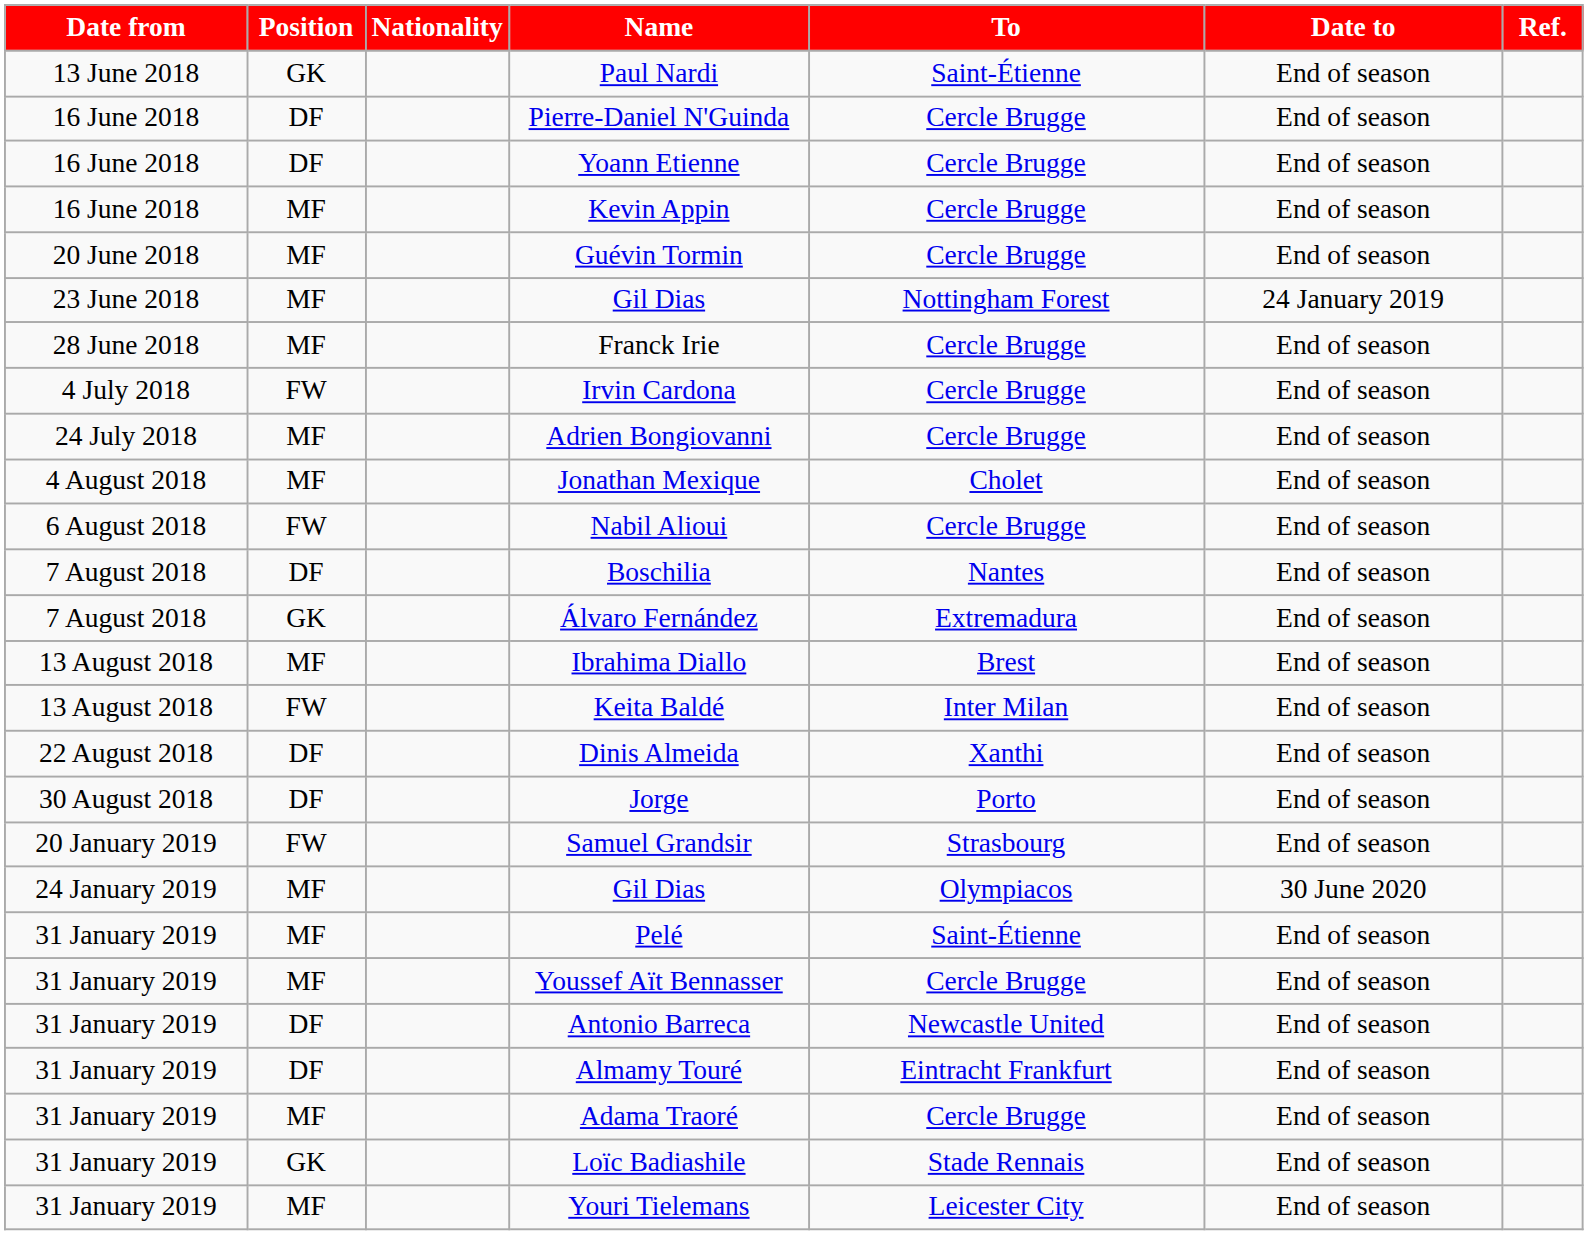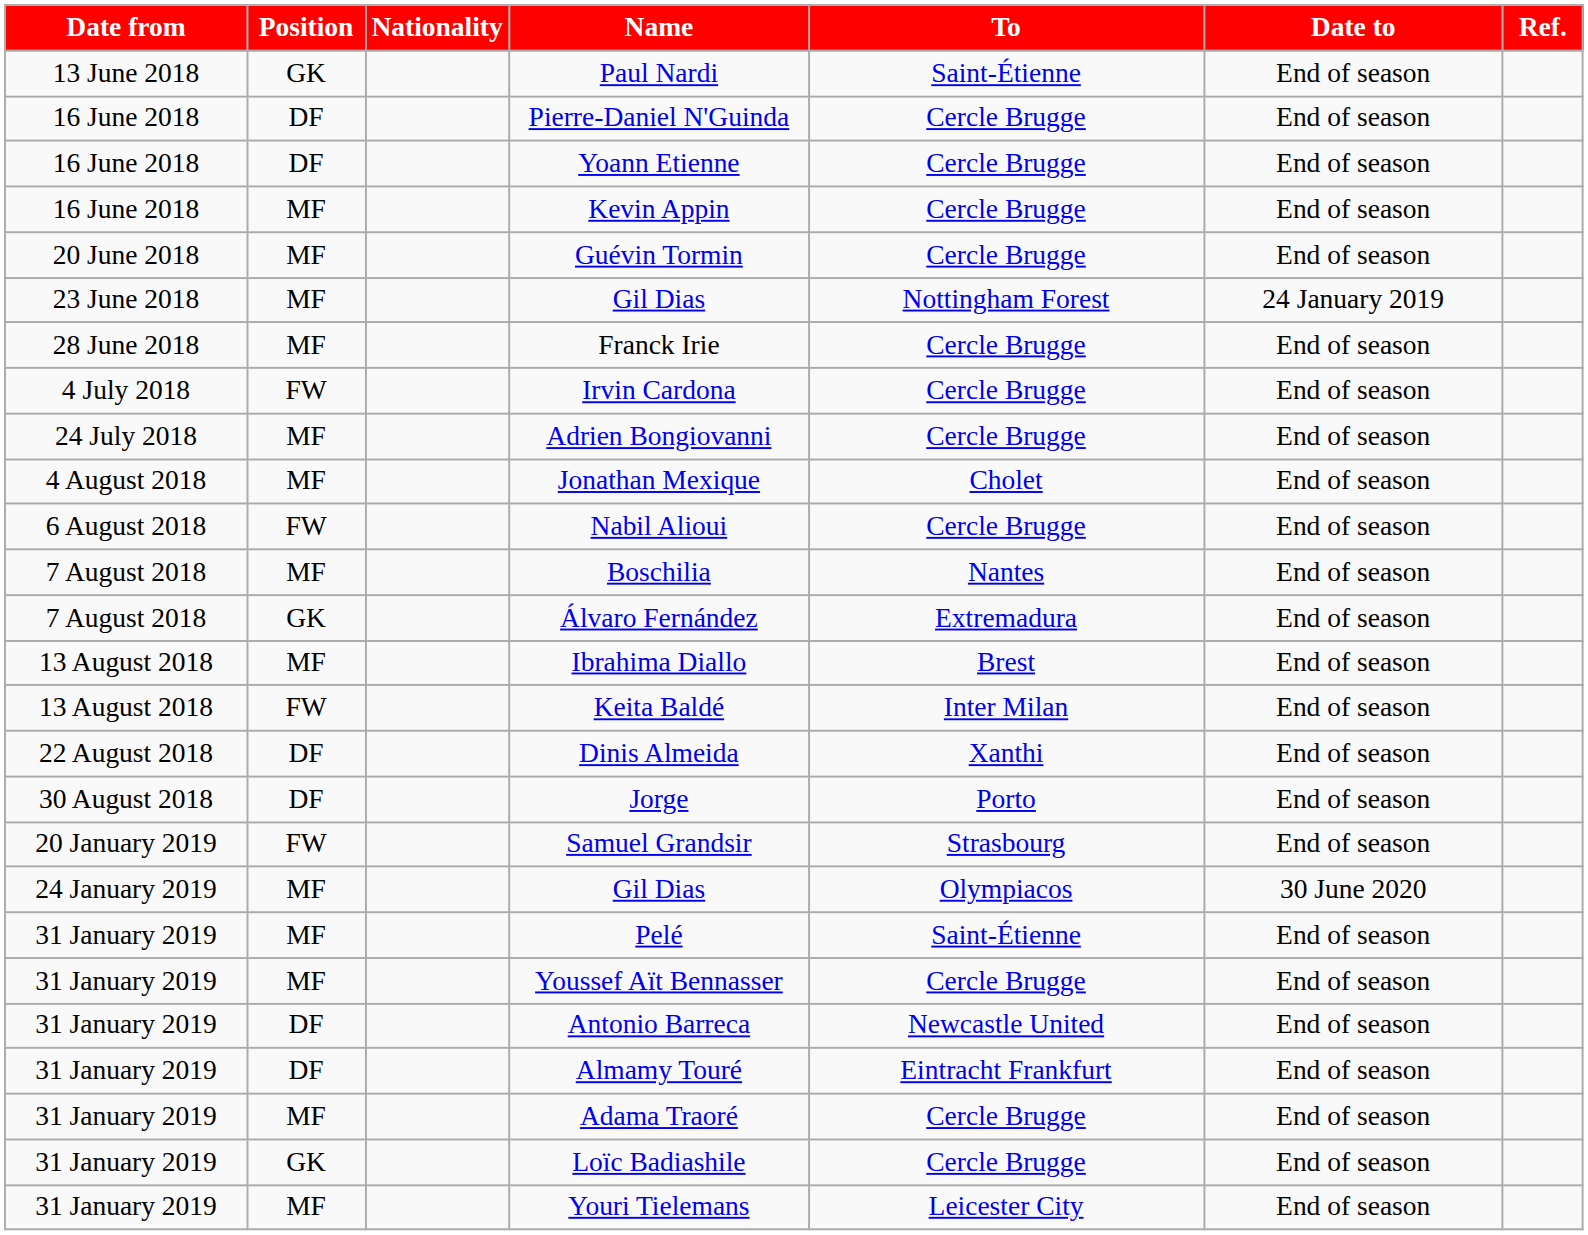(306, 571) DF -> (306, 571) MF
(1006, 1161) Stade Rennais -> (1006, 1161) Cercle Brugge
